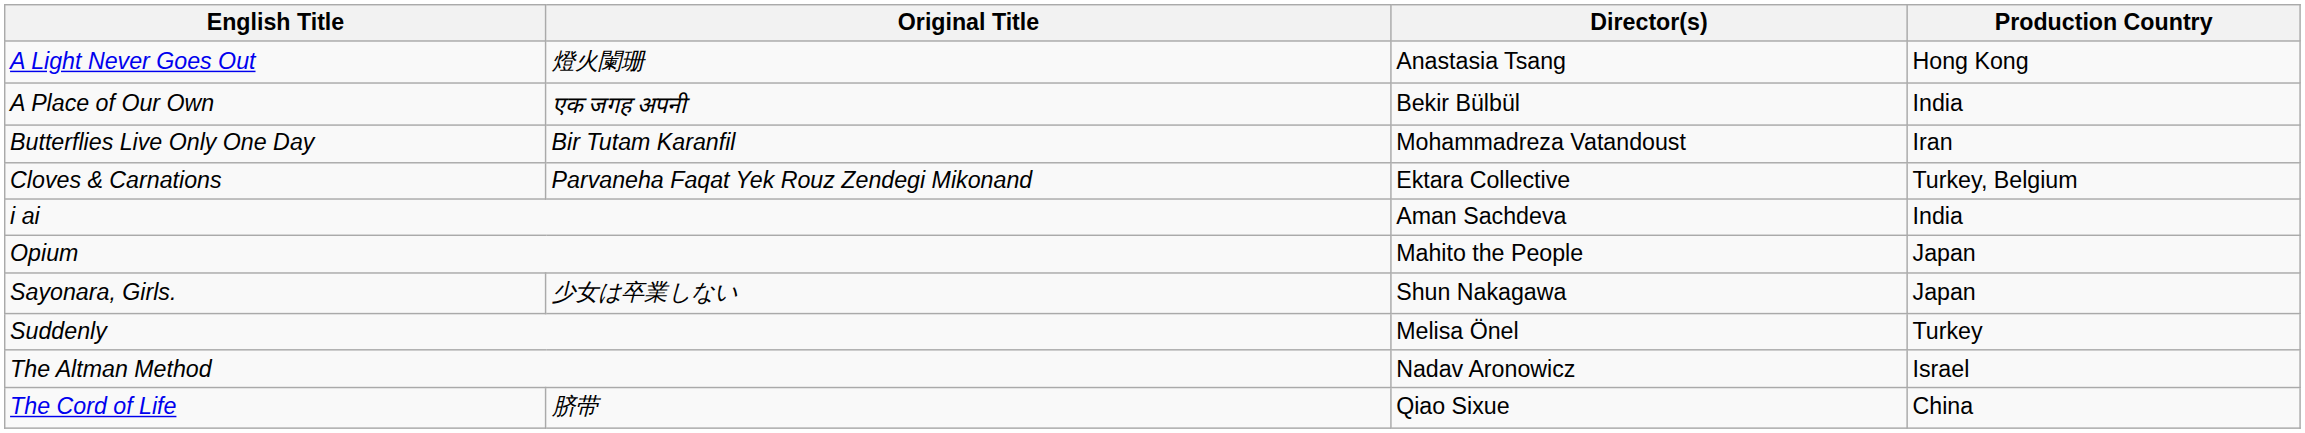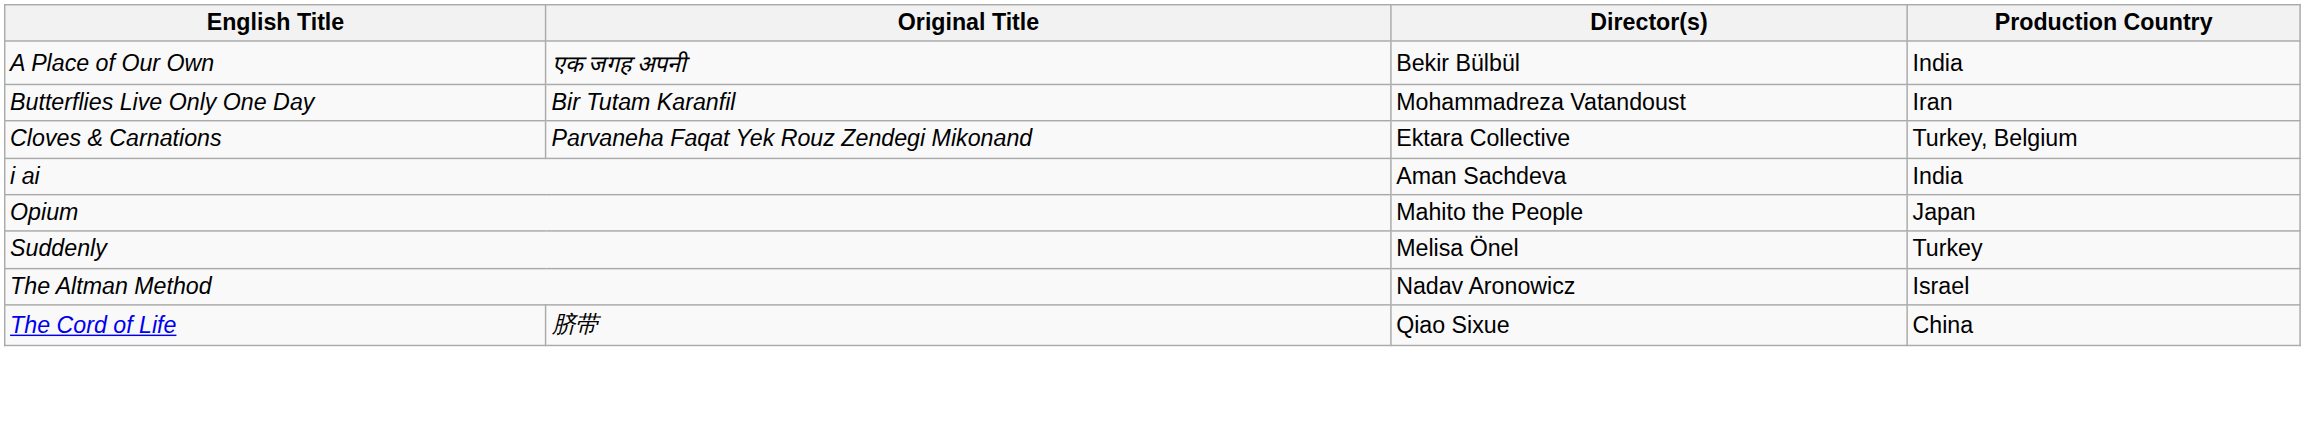- row: (133, 61)
- row: (93, 292)
